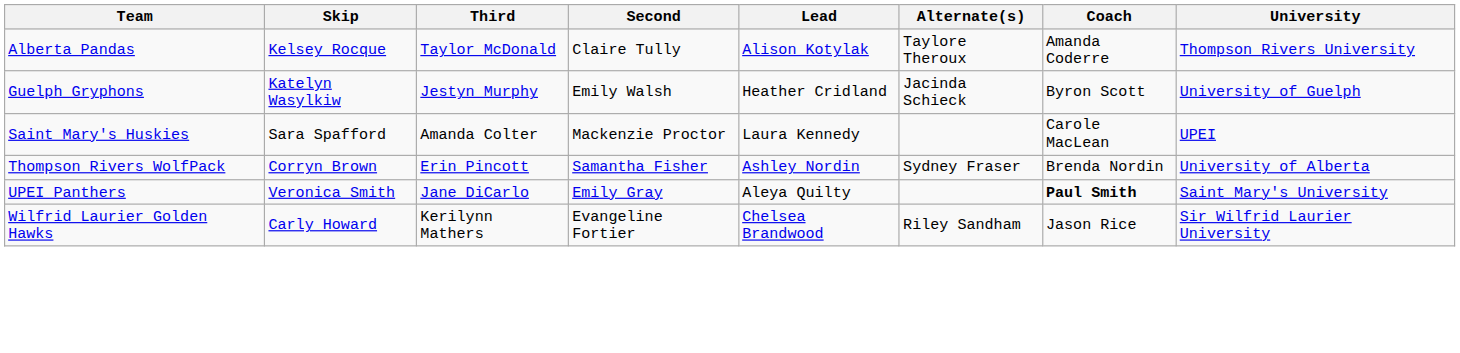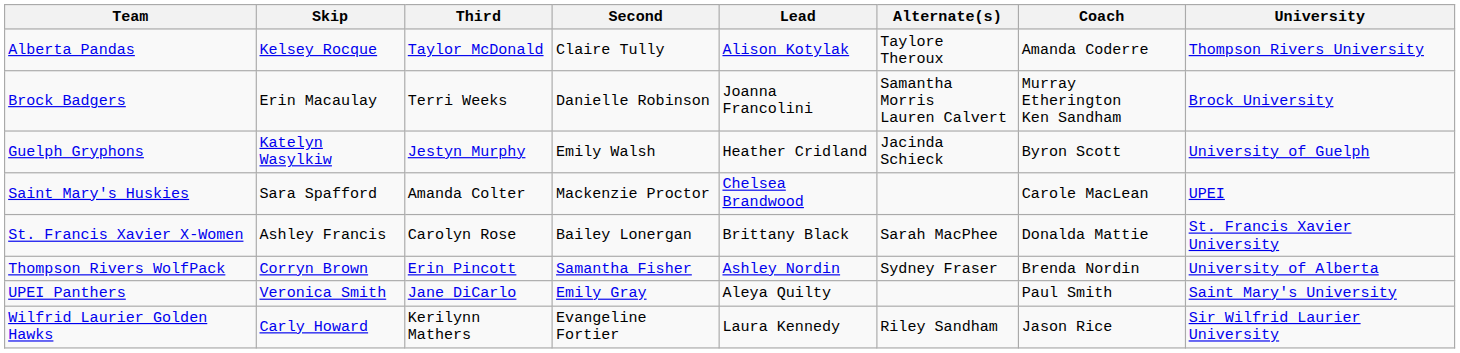+ row: (67, 101)
(801, 134) Laura Kennedy -> (763, 193) Chelsea Brandwood
+ row: (126, 235)
(1091, 192) bold -> (1067, 293) normal
(783, 225) Chelsea Brandwood -> (781, 327) Laura Kennedy
